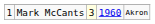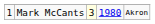(110, 12) 1960 -> (110, 12) 1980
